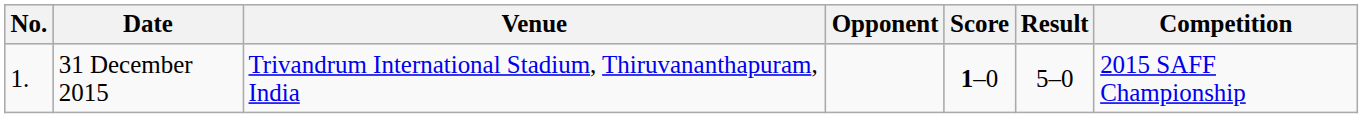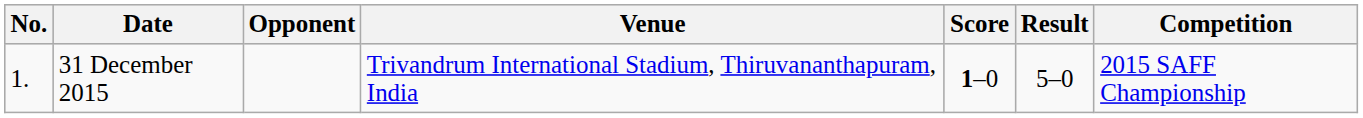columns swapped: (534, 24) <-> (885, 24)
